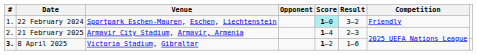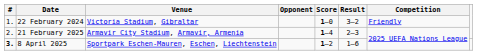(182, 21) Sportpark Eschen-Mauren, Eschen, Liechtenstein -> (143, 21) Victoria Stadium, Gibraltar
(327, 21) paleturquoise background -> (327, 21) no background
(143, 44) Victoria Stadium, Gibraltar -> (182, 44) Sportpark Eschen-Mauren, Eschen, Liechtenstein
